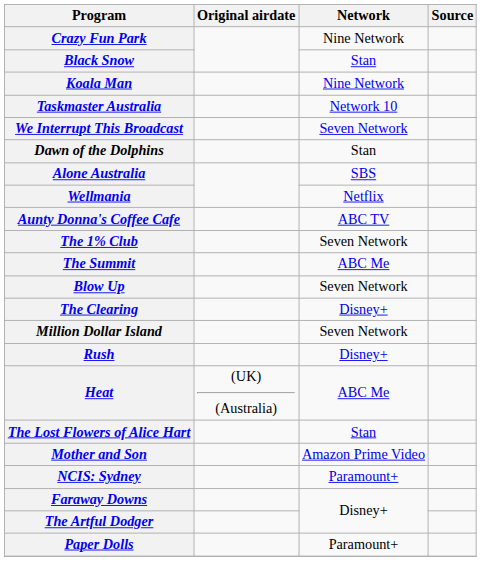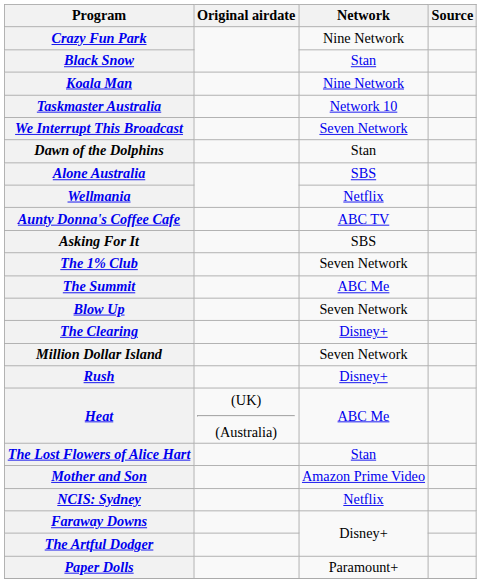+ row: (99, 241)
(363, 476) Paramount+ -> (363, 499) Netflix
